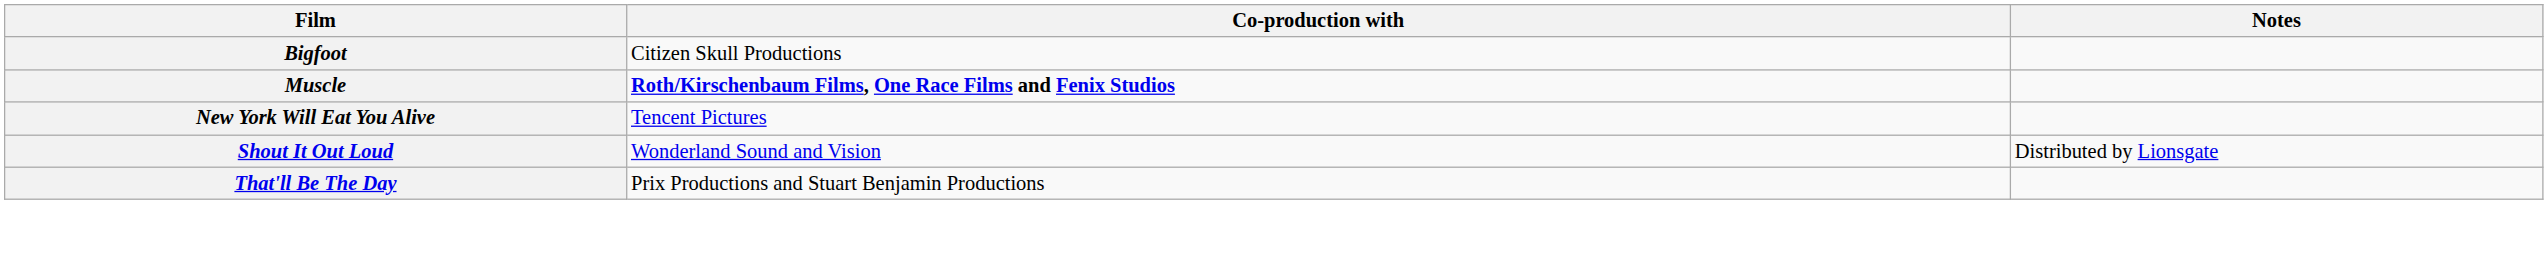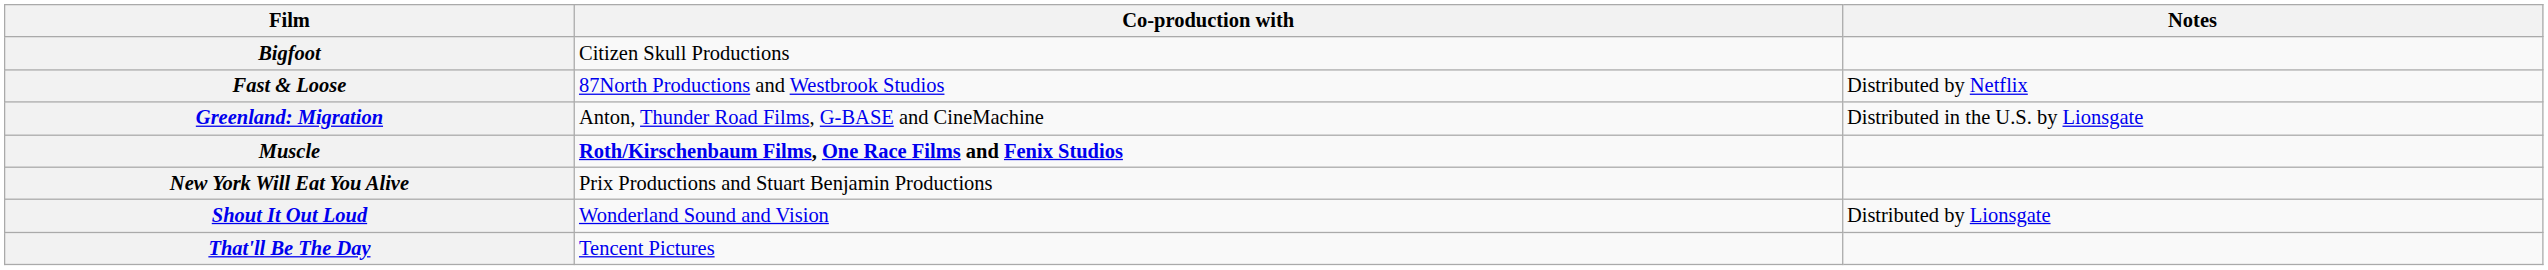+ row: (289, 85)
+ row: (289, 118)
(699, 118) Tencent Pictures -> (786, 183) Prix Productions and Stuart Benjamin Productions
(838, 183) Prix Productions and Stuart Benjamin Productions -> (647, 248) Tencent Pictures
